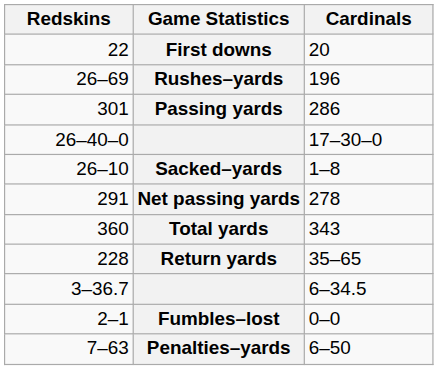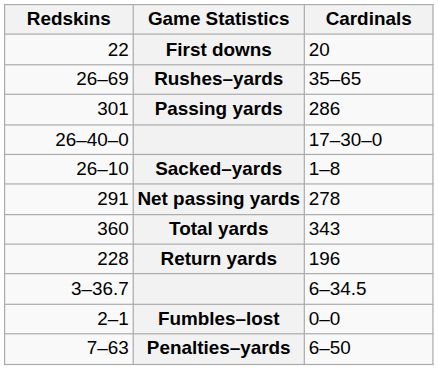(325, 79) 196 -> (335, 79) 35–65
(335, 259) 35–65 -> (325, 259) 196
